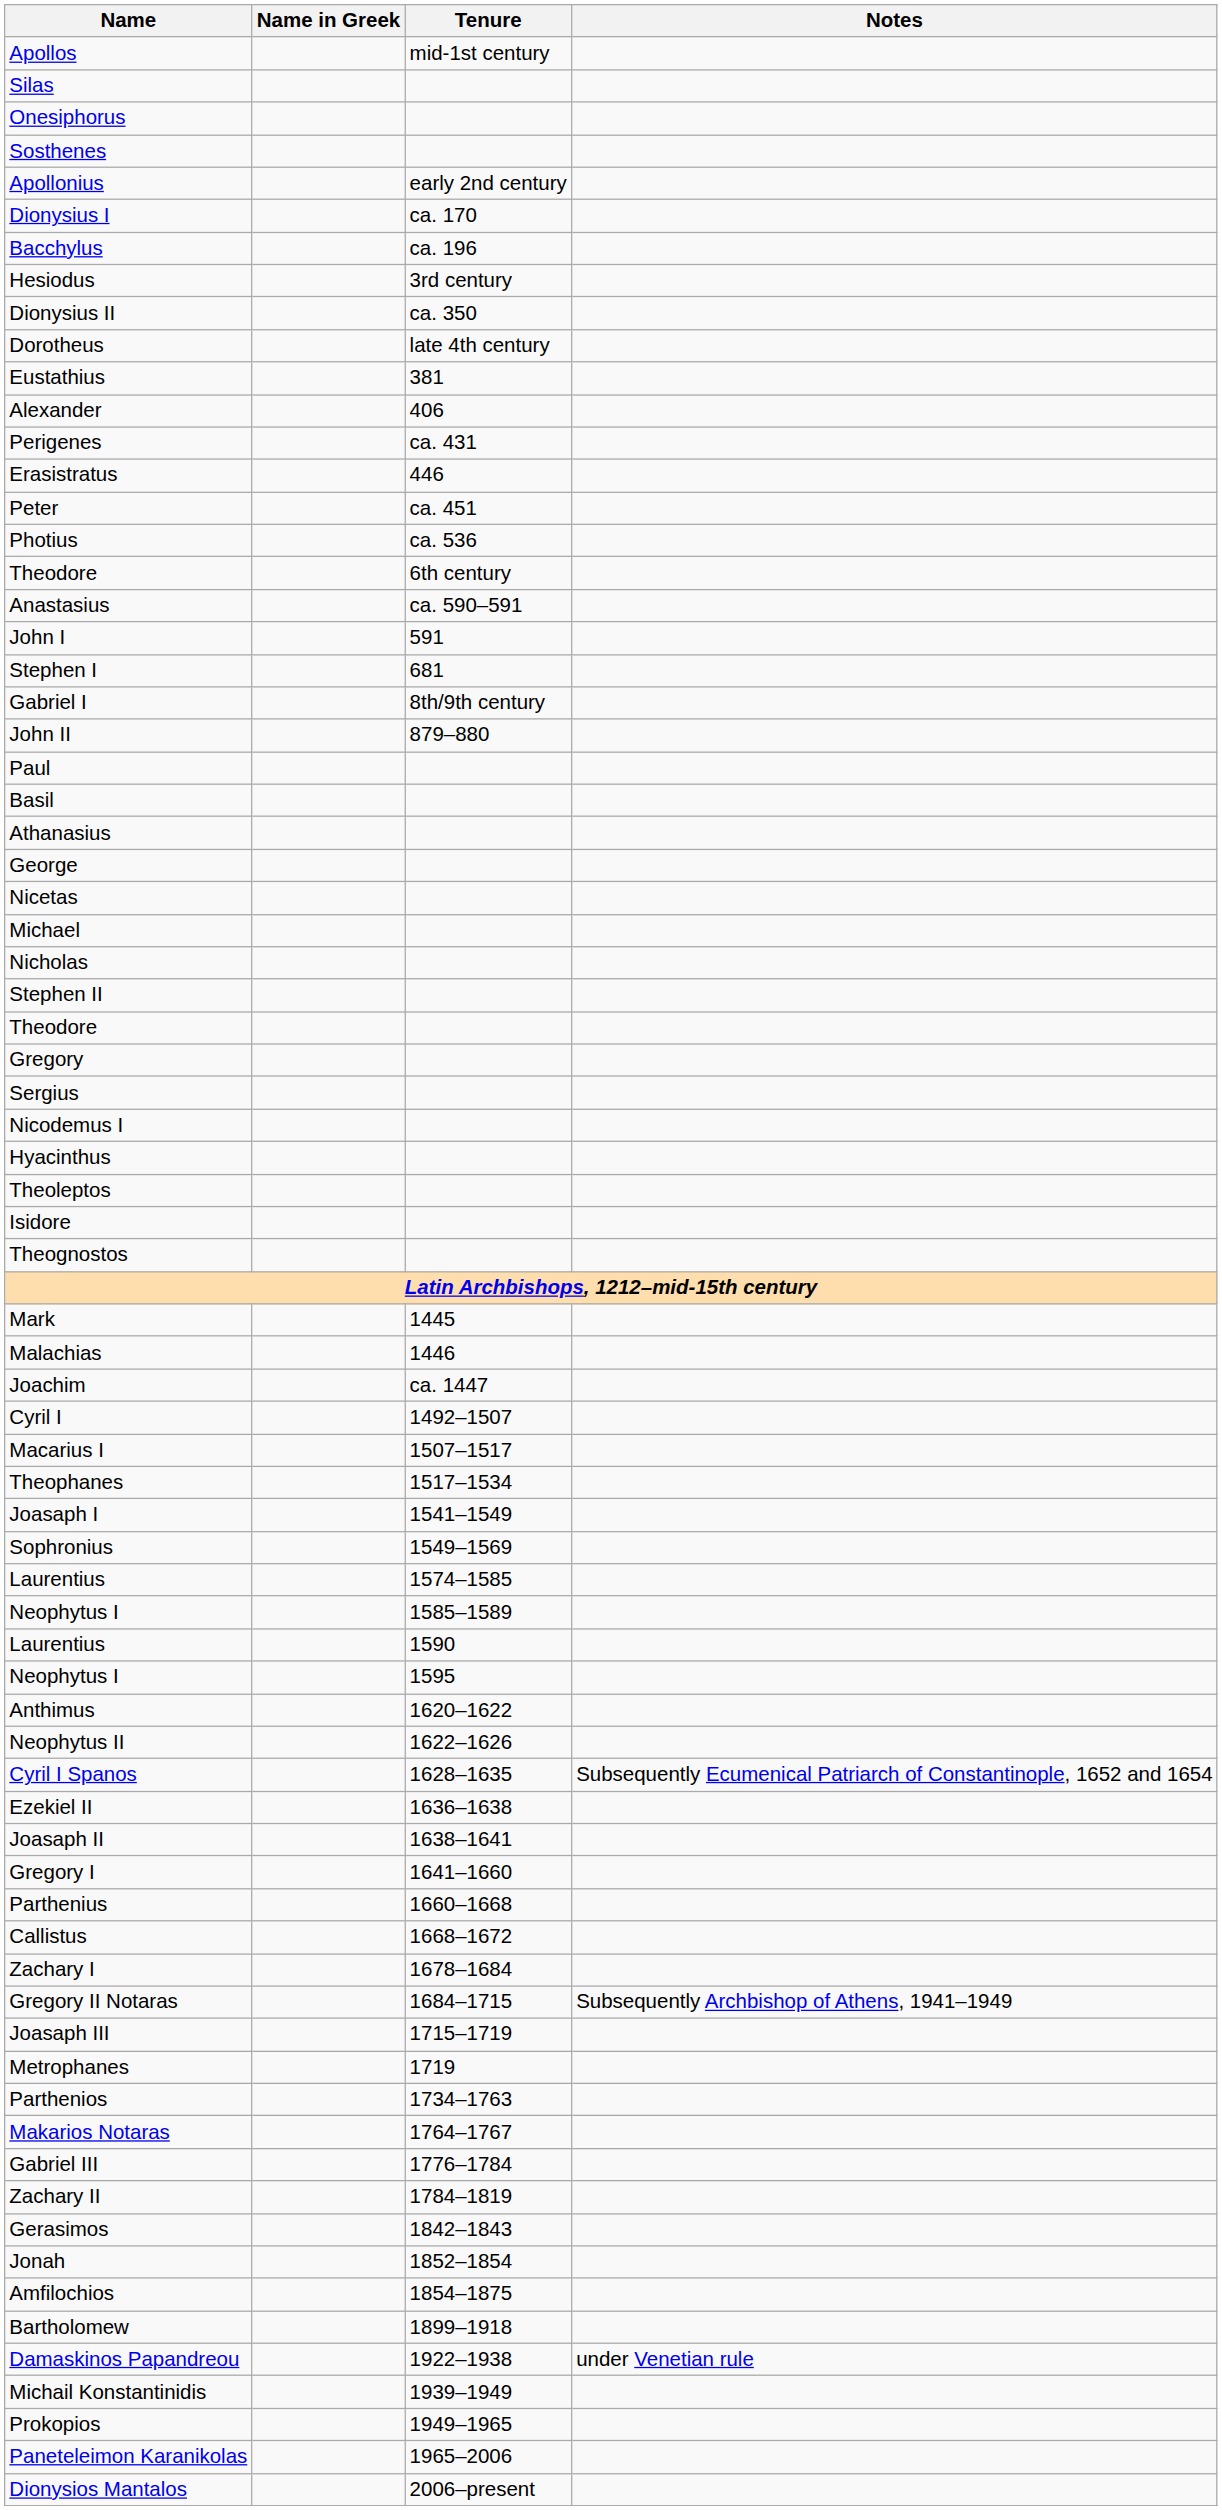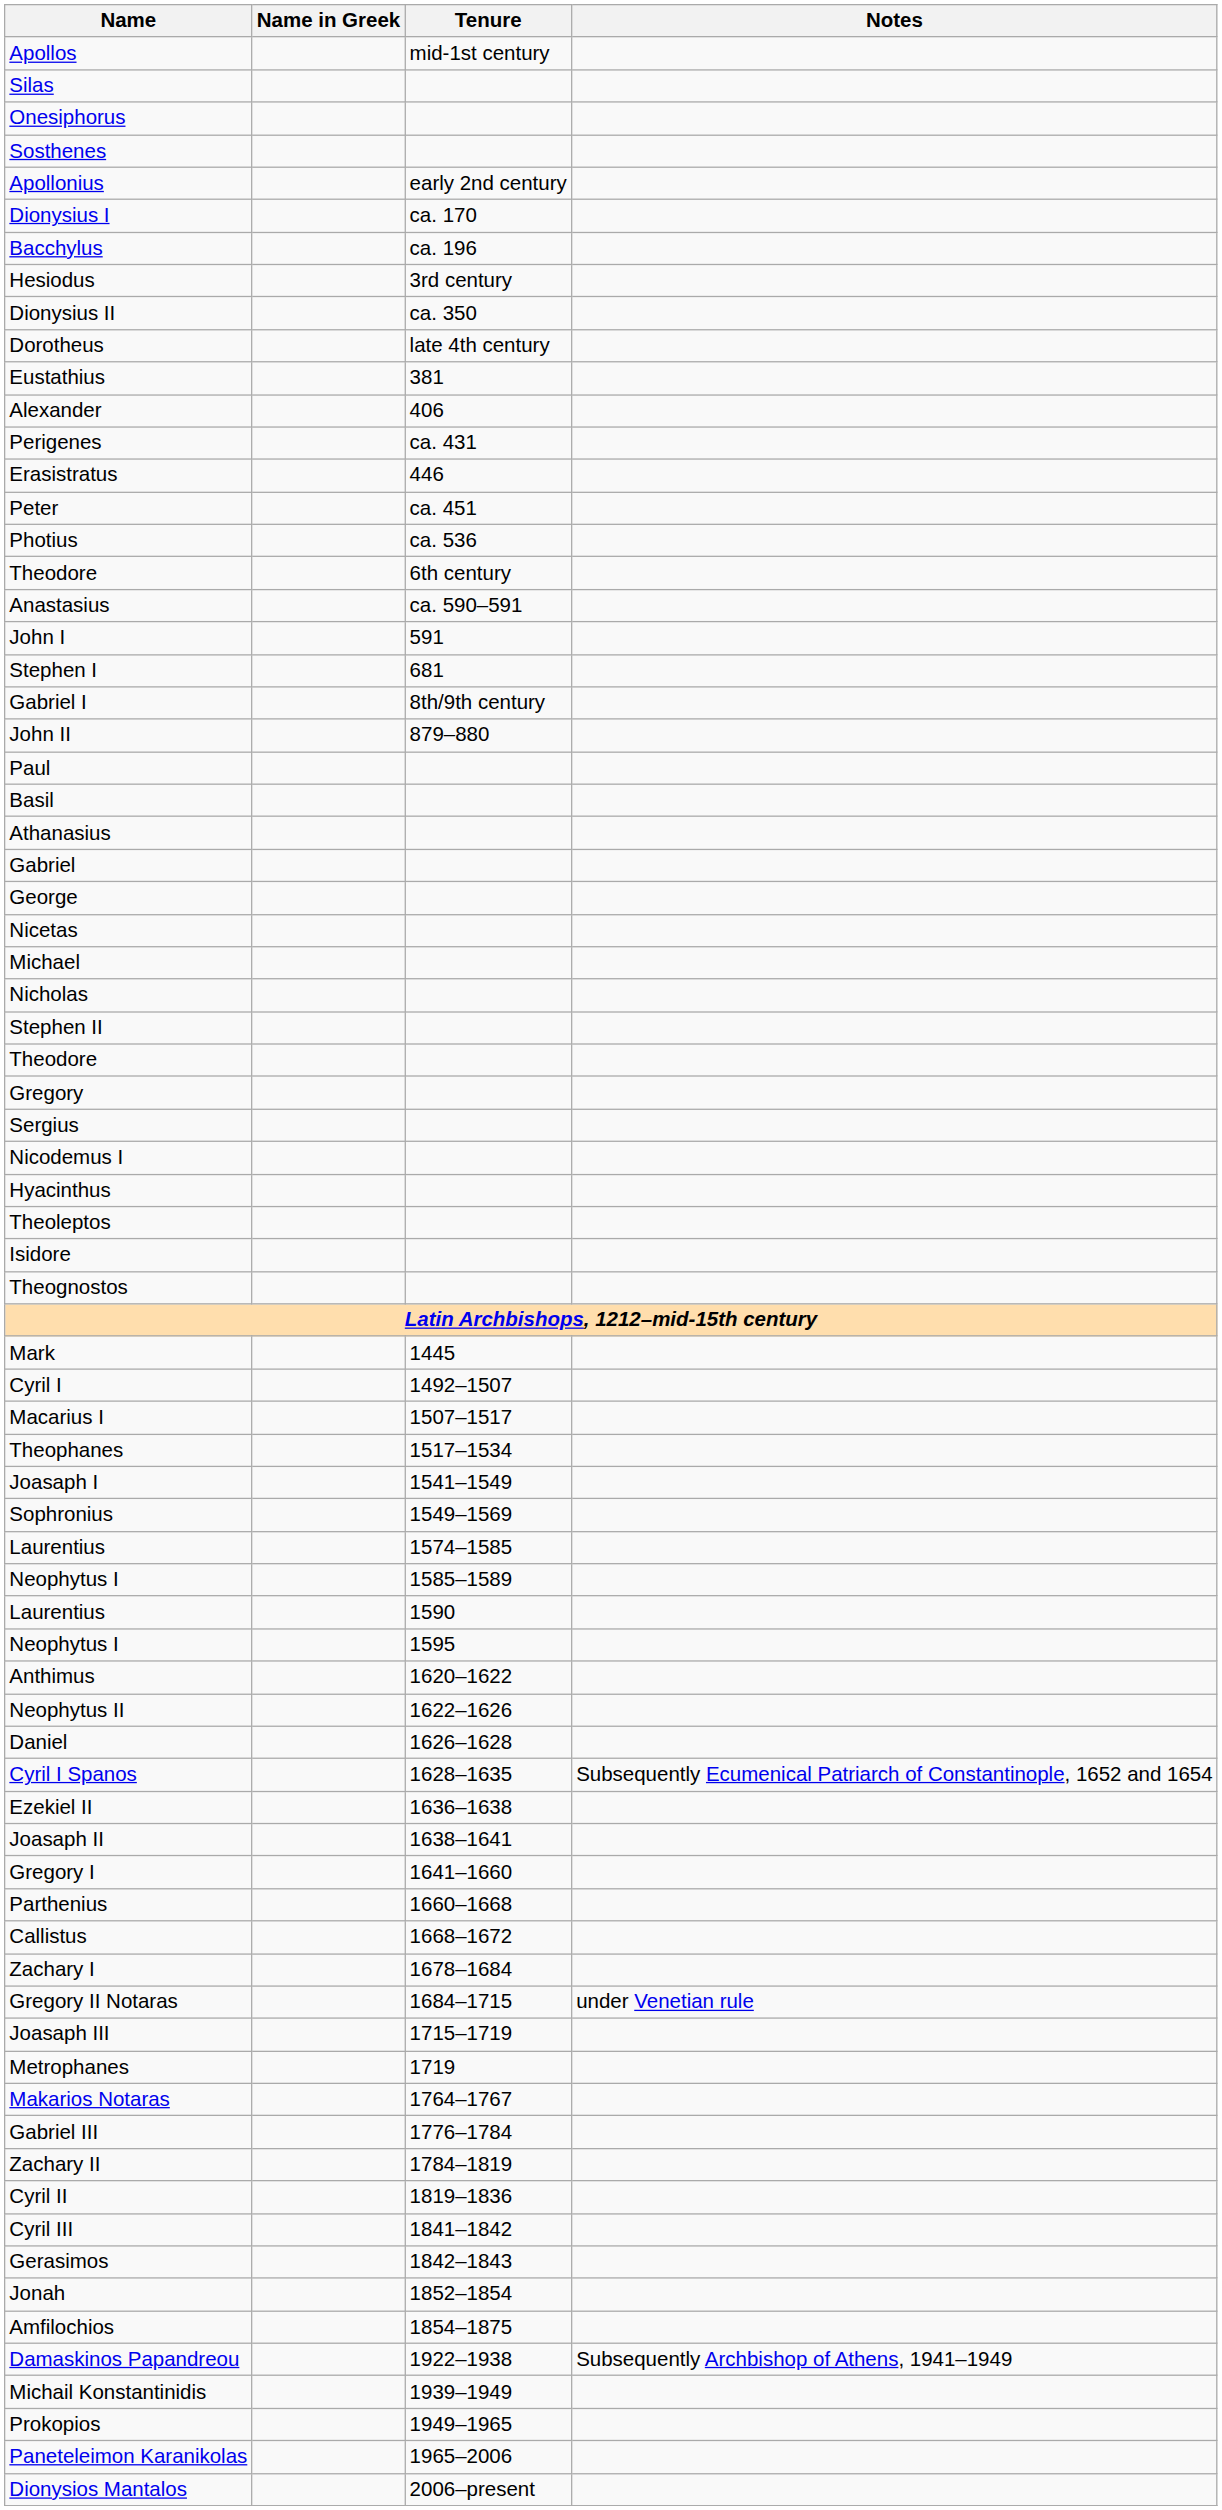+ row: (42, 865)
- row: (55, 1352)
- row: (47, 1384)
+ row: (38, 1742)
(794, 2002) Subsequently Archbishop of Athens, 1941–1949 -> (665, 2002) under Venetian rule
- row: (58, 2099)
+ row: (38, 2196)
+ row: (41, 2229)
- row: (69, 2326)
(665, 2359) under Venetian rule -> (794, 2359) Subsequently Archbishop of Athens, 1941–1949
